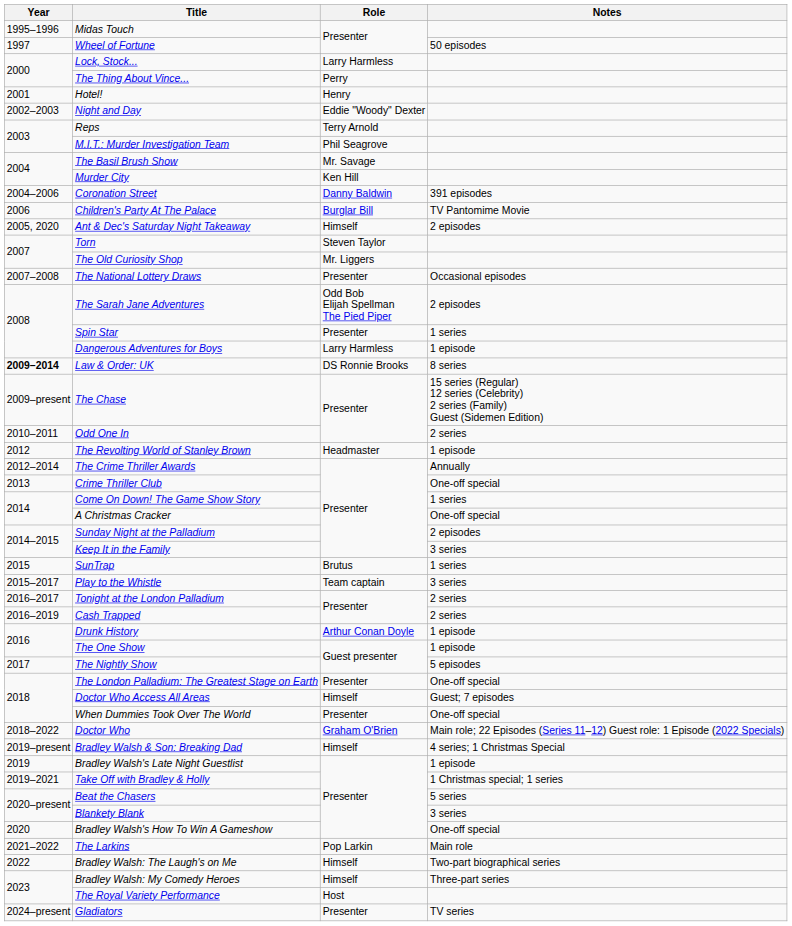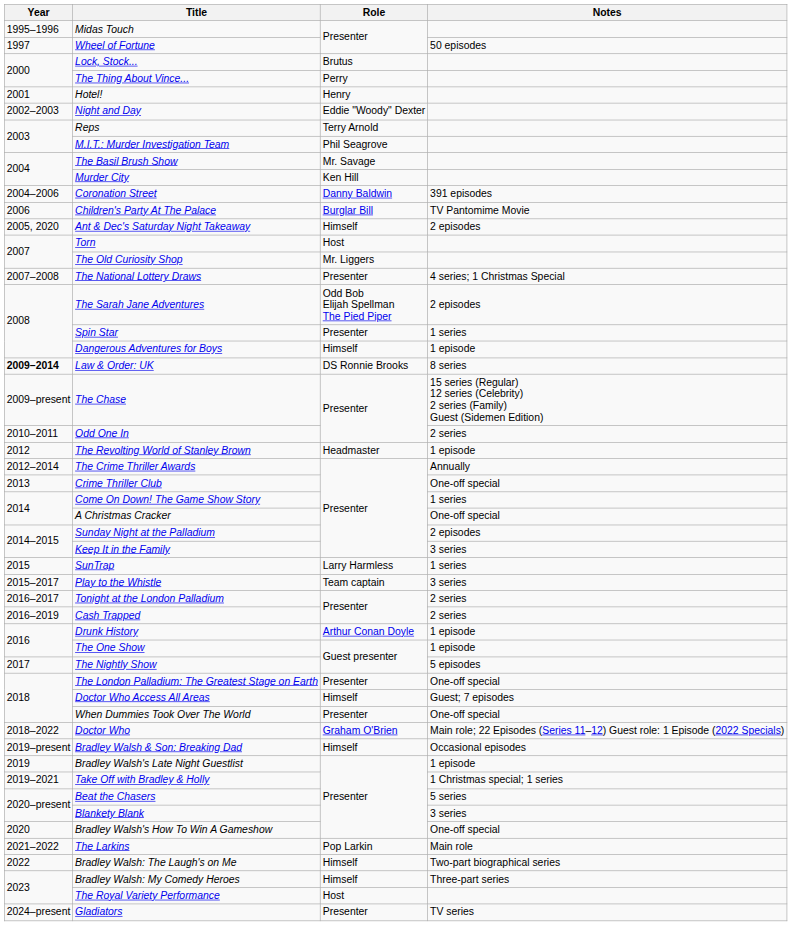(358, 62) Larry Harmless -> (338, 62) Brutus
(354, 243) Steven Taylor -> (333, 243) Host
(478, 276) Occasional episodes -> (497, 276) 4 series; 1 Christmas Special
(358, 349) Larry Harmless -> (340, 349) Himself
(338, 566) Brutus -> (358, 566) Larry Harmless
(497, 747) 4 series; 1 Christmas Special -> (478, 747) Occasional episodes
